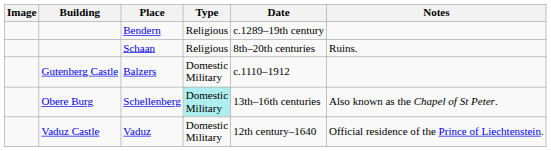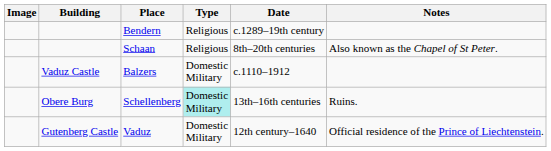(343, 48) Ruins. -> (413, 48) Also known as the Chapel of St Peter.
(80, 71) Gutenberg Castle -> (70, 71) Vaduz Castle
(413, 101) Also known as the Chapel of St Peter. -> (343, 101) Ruins.
(70, 131) Vaduz Castle -> (80, 131) Gutenberg Castle
